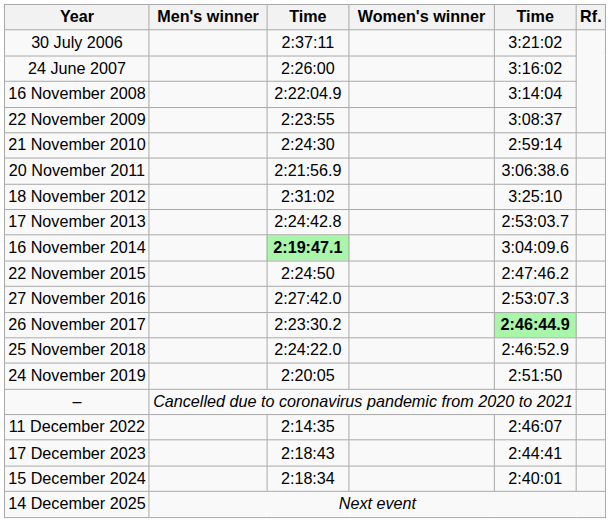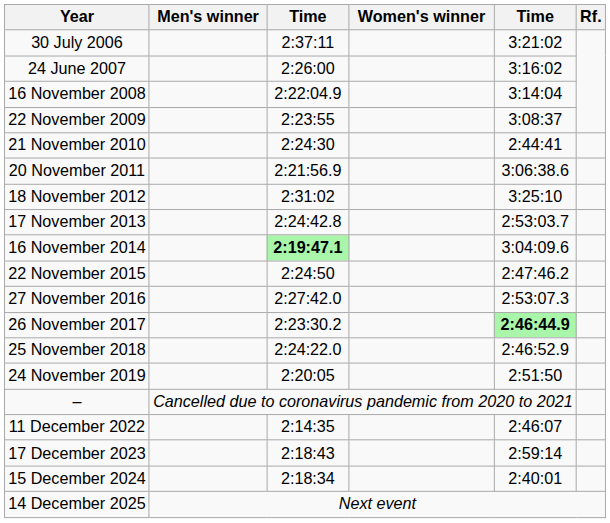(535, 145) 2:59:14 -> (535, 145) 2:44:41
(535, 453) 2:44:41 -> (535, 453) 2:59:14
